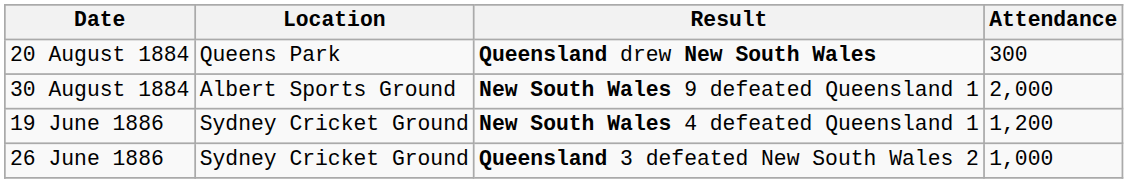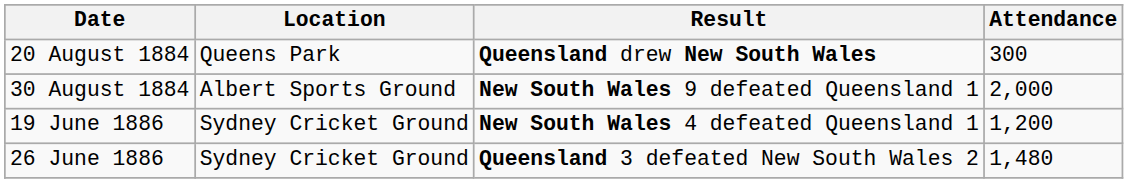(1021, 160) 1,000 -> (1021, 160) 1,480
